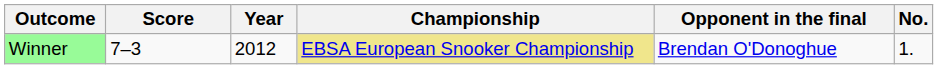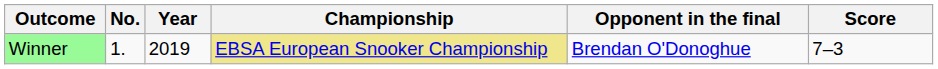columns swapped: (913, 19) <-> (168, 19)
(255, 48) 2012 -> (169, 48) 2019
